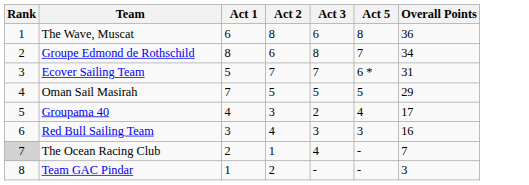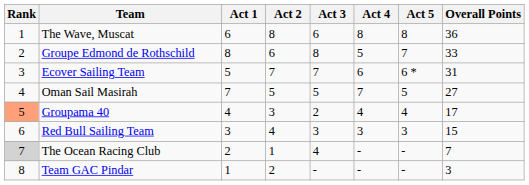+ column: (376, 14)
(407, 53) 34 -> (452, 53) 33
(407, 92) 29 -> (452, 92) 27
(22, 111) no background -> (22, 111) lightsalmon background
(407, 131) 16 -> (452, 131) 15
